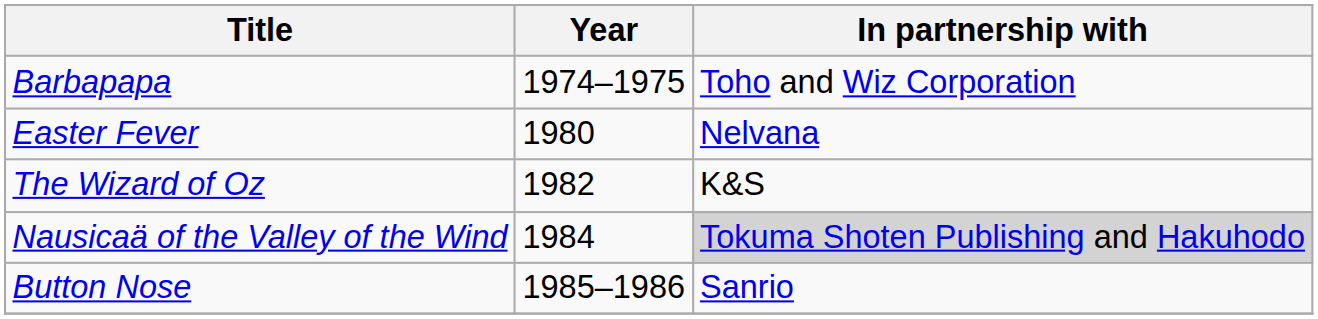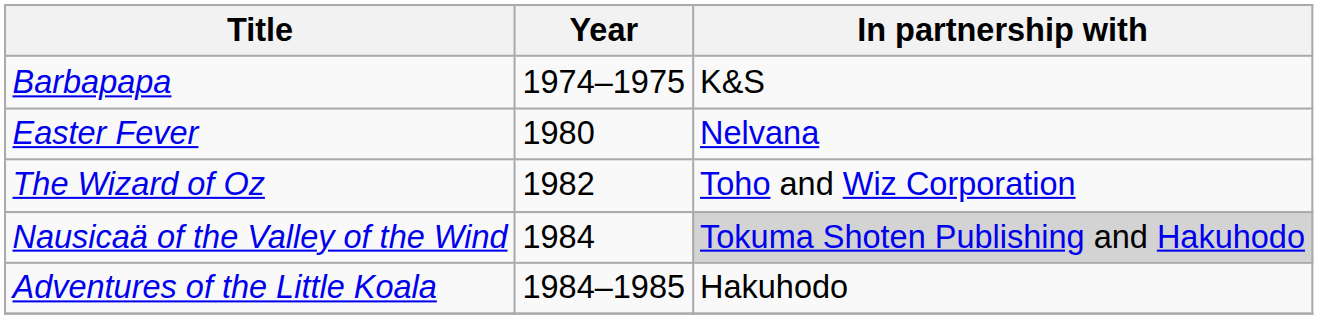(888, 81) Toho and Wiz Corporation -> (733, 81) K&S
(733, 184) K&S -> (888, 184) Toho and Wiz Corporation
+ row: (225, 287)
- row: (102, 287)
